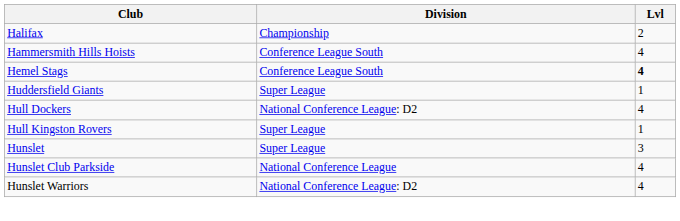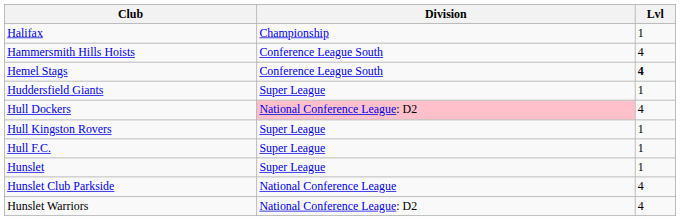(641, 32) 2 -> (641, 32) 1
(338, 109) no background -> (338, 109) pink background
+ row: (29, 148)
(641, 148) 3 -> (641, 167) 1
